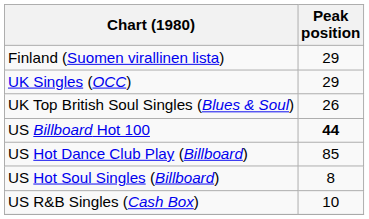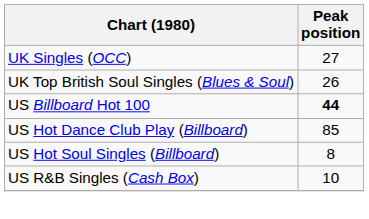- row: (116, 57)
(331, 81) 29 -> (331, 57) 27
